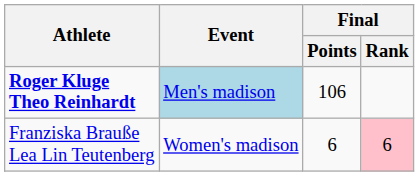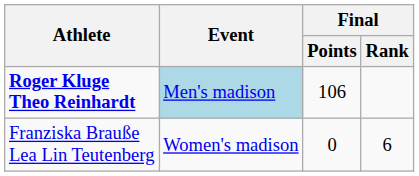(332, 145) 6 -> (332, 145) 0
(387, 145) pink background -> (387, 145) no background
